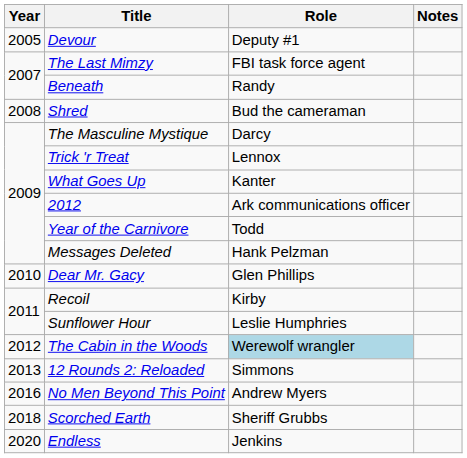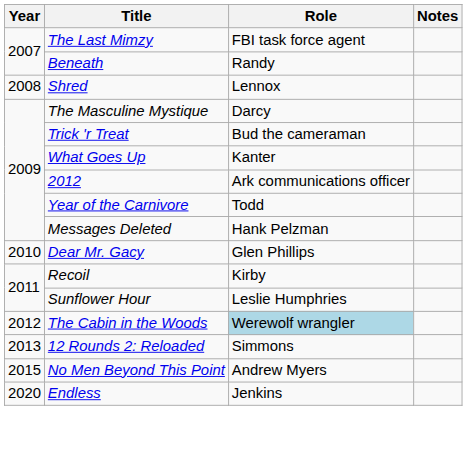- row: (72, 39)
(299, 110) Bud the cameraman -> (256, 87) Lennox
(256, 157) Lennox -> (299, 134) Bud the cameraman
(24, 393) 2016 -> (24, 370) 2015
- row: (99, 417)
